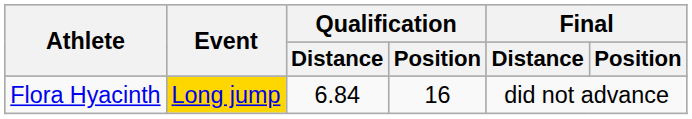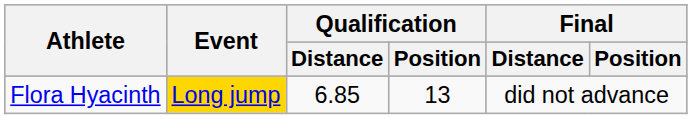(337, 95) 6.84 -> (337, 95) 6.85
(437, 95) 16 -> (437, 95) 13
